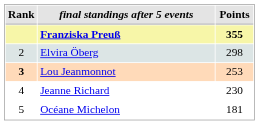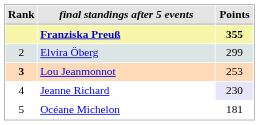(235, 53) 298 -> (235, 53) 299
(235, 91) no background -> (235, 91) lavender background
